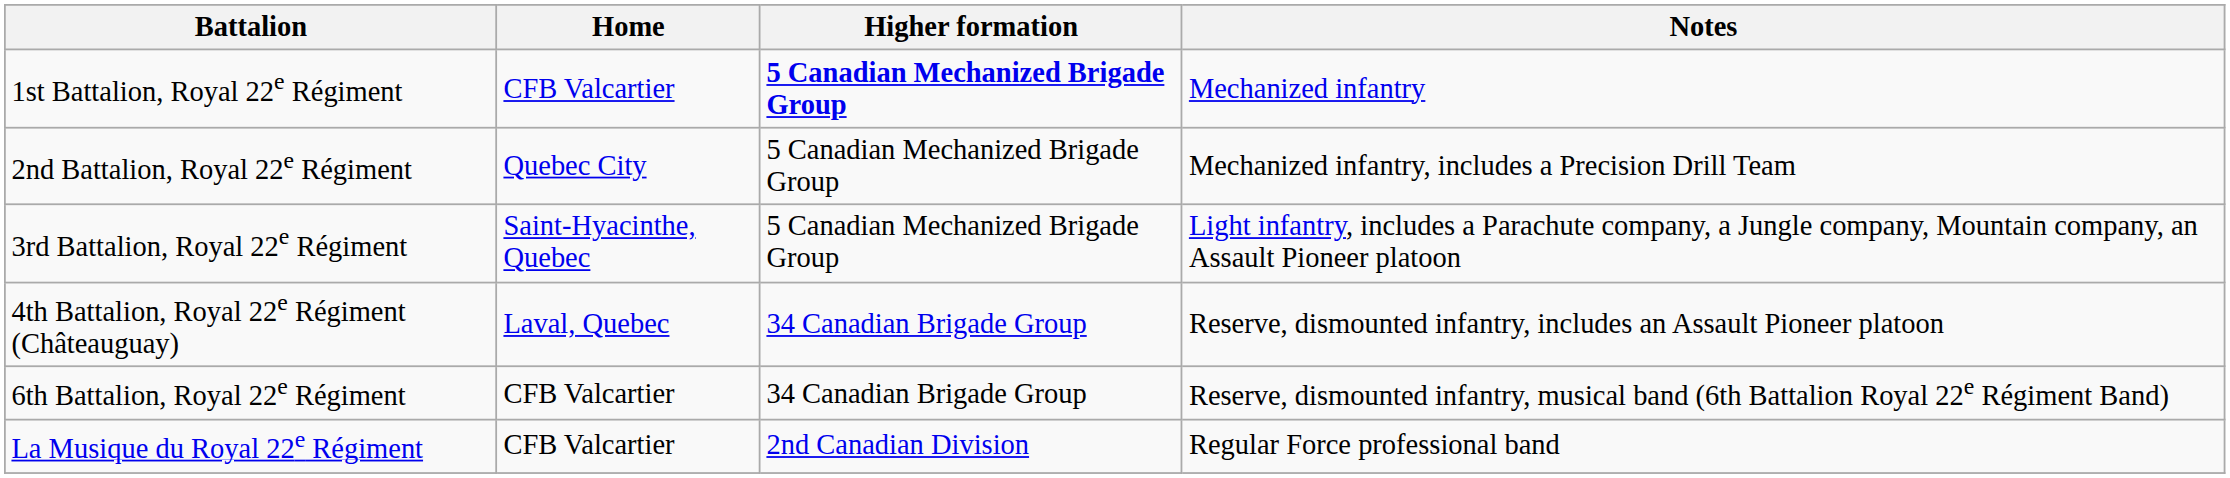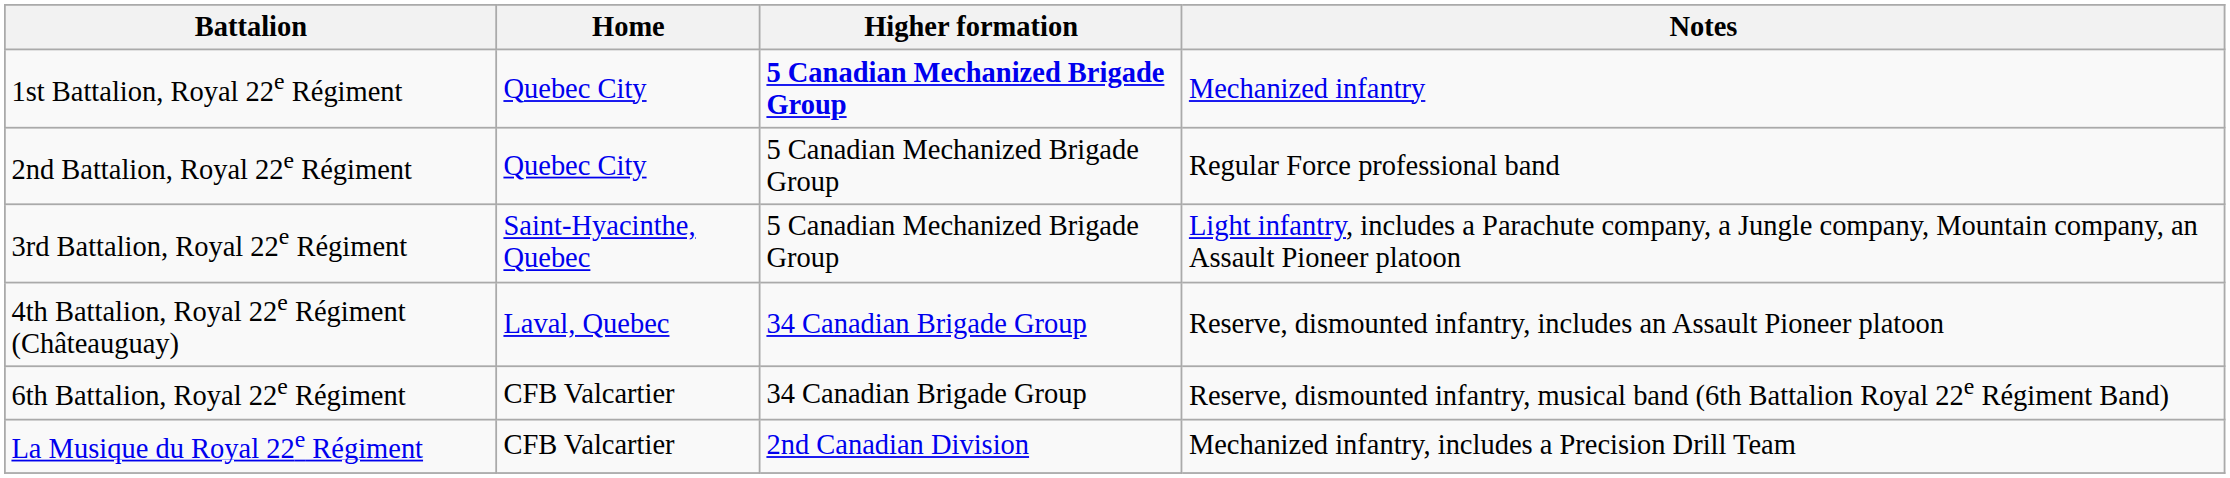(589, 88) CFB Valcartier -> (575, 88) Quebec City
(1492, 165) Mechanized infantry, includes a Precision Drill Team -> (1374, 165) Regular Force professional band
(1374, 445) Regular Force professional band -> (1492, 445) Mechanized infantry, includes a Precision Drill Team
